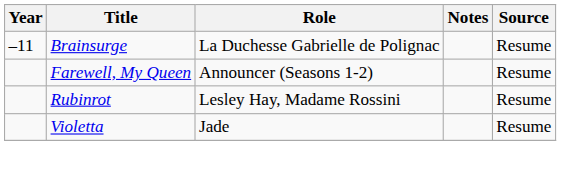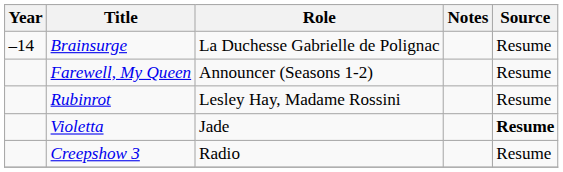(21, 45) –11 -> (21, 45) –14
(524, 126) normal -> (525, 126) bold
+ row: (95, 153)
